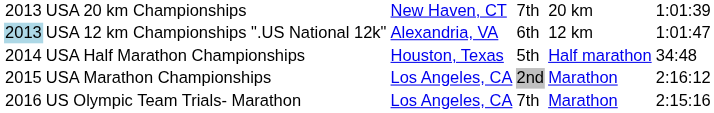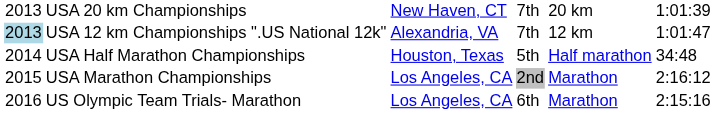(528, 33) 6th -> (528, 33) 7th
(528, 100) 7th -> (528, 100) 6th
